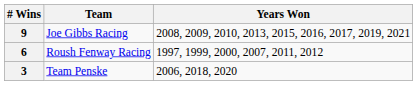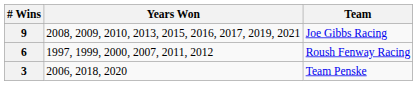columns swapped: (99, 14) <-> (283, 14)
